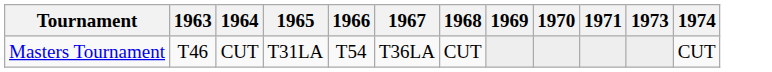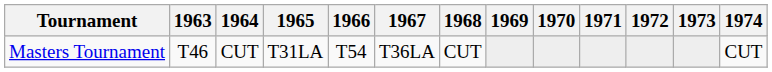+ column: (650, 20)
